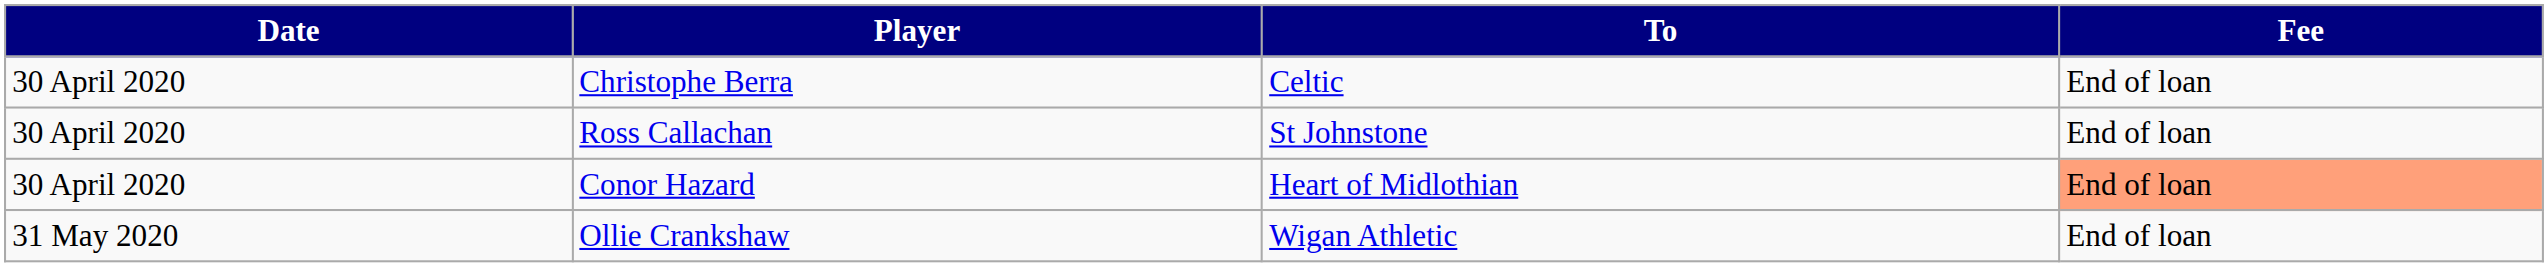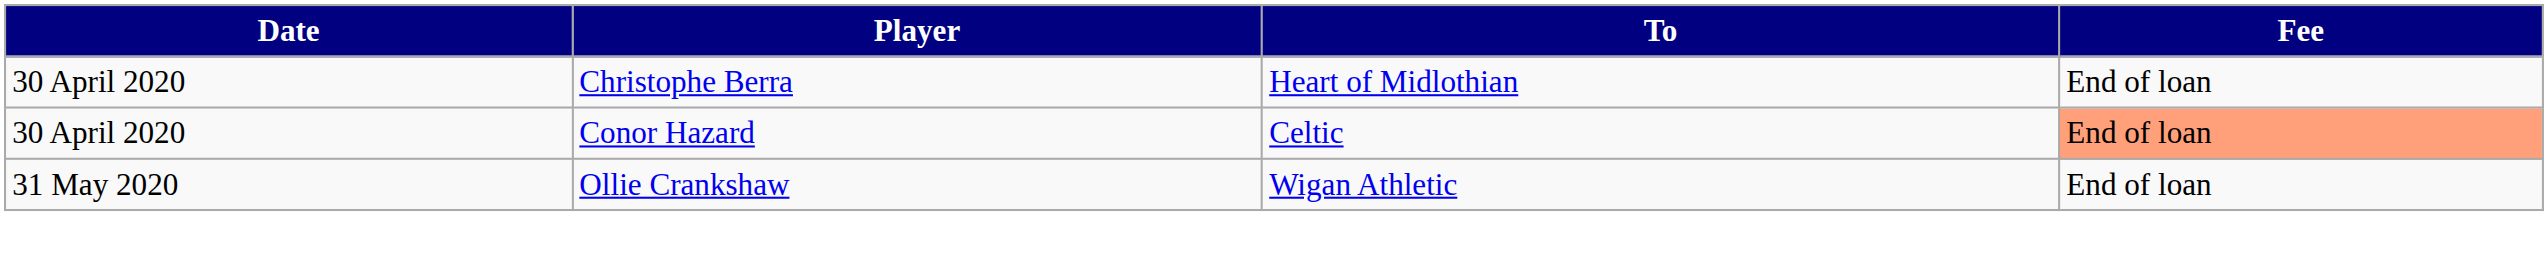(1306, 81) Celtic -> (1394, 81) Heart of Midlothian
- row: (676, 133)
(1394, 184) Heart of Midlothian -> (1306, 133) Celtic
